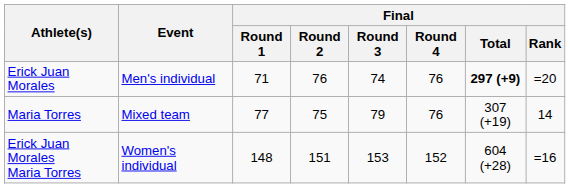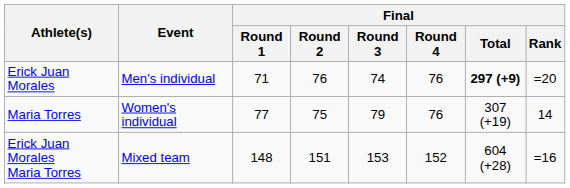(156, 115) Mixed team -> (149, 115) Women's individual
(149, 158) Women's individual -> (156, 158) Mixed team
